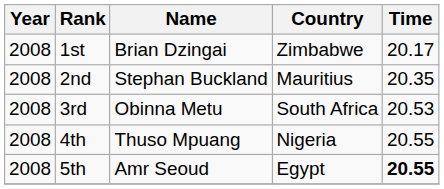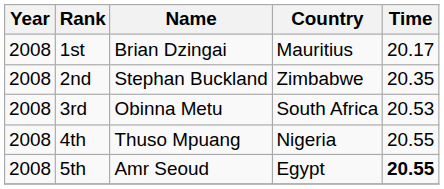(320, 49) Zimbabwe -> (315, 49) Mauritius
(315, 79) Mauritius -> (320, 79) Zimbabwe
